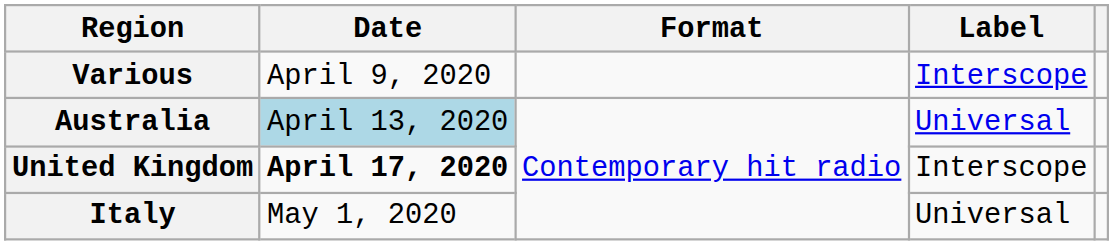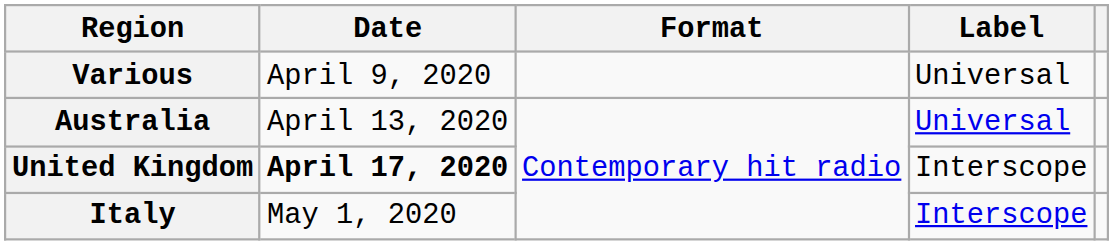(1001, 75) Interscope -> (993, 75) Universal
(388, 122) lightblue background -> (388, 122) no background
(993, 216) Universal -> (1001, 216) Interscope
